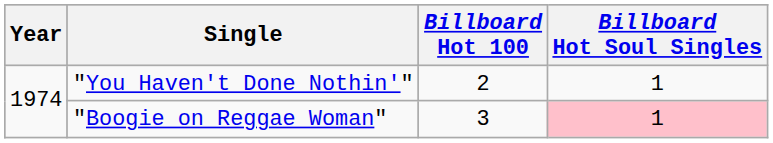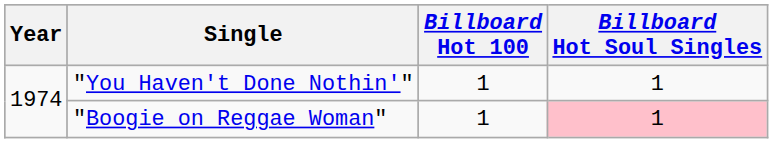(483, 83) 2 -> (483, 83) 1
(483, 119) 3 -> (483, 119) 1
